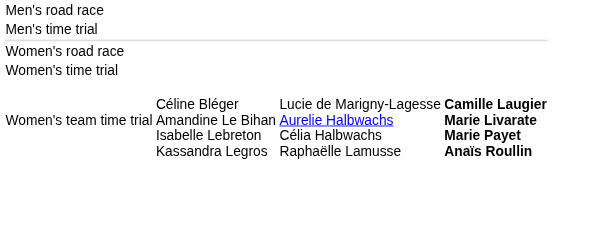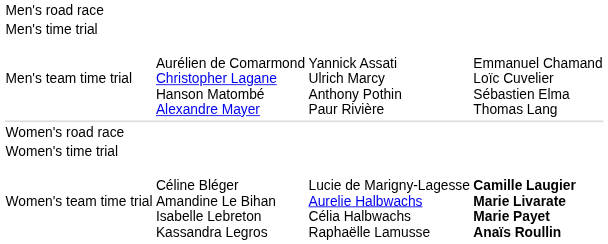+ row: (69, 79)
